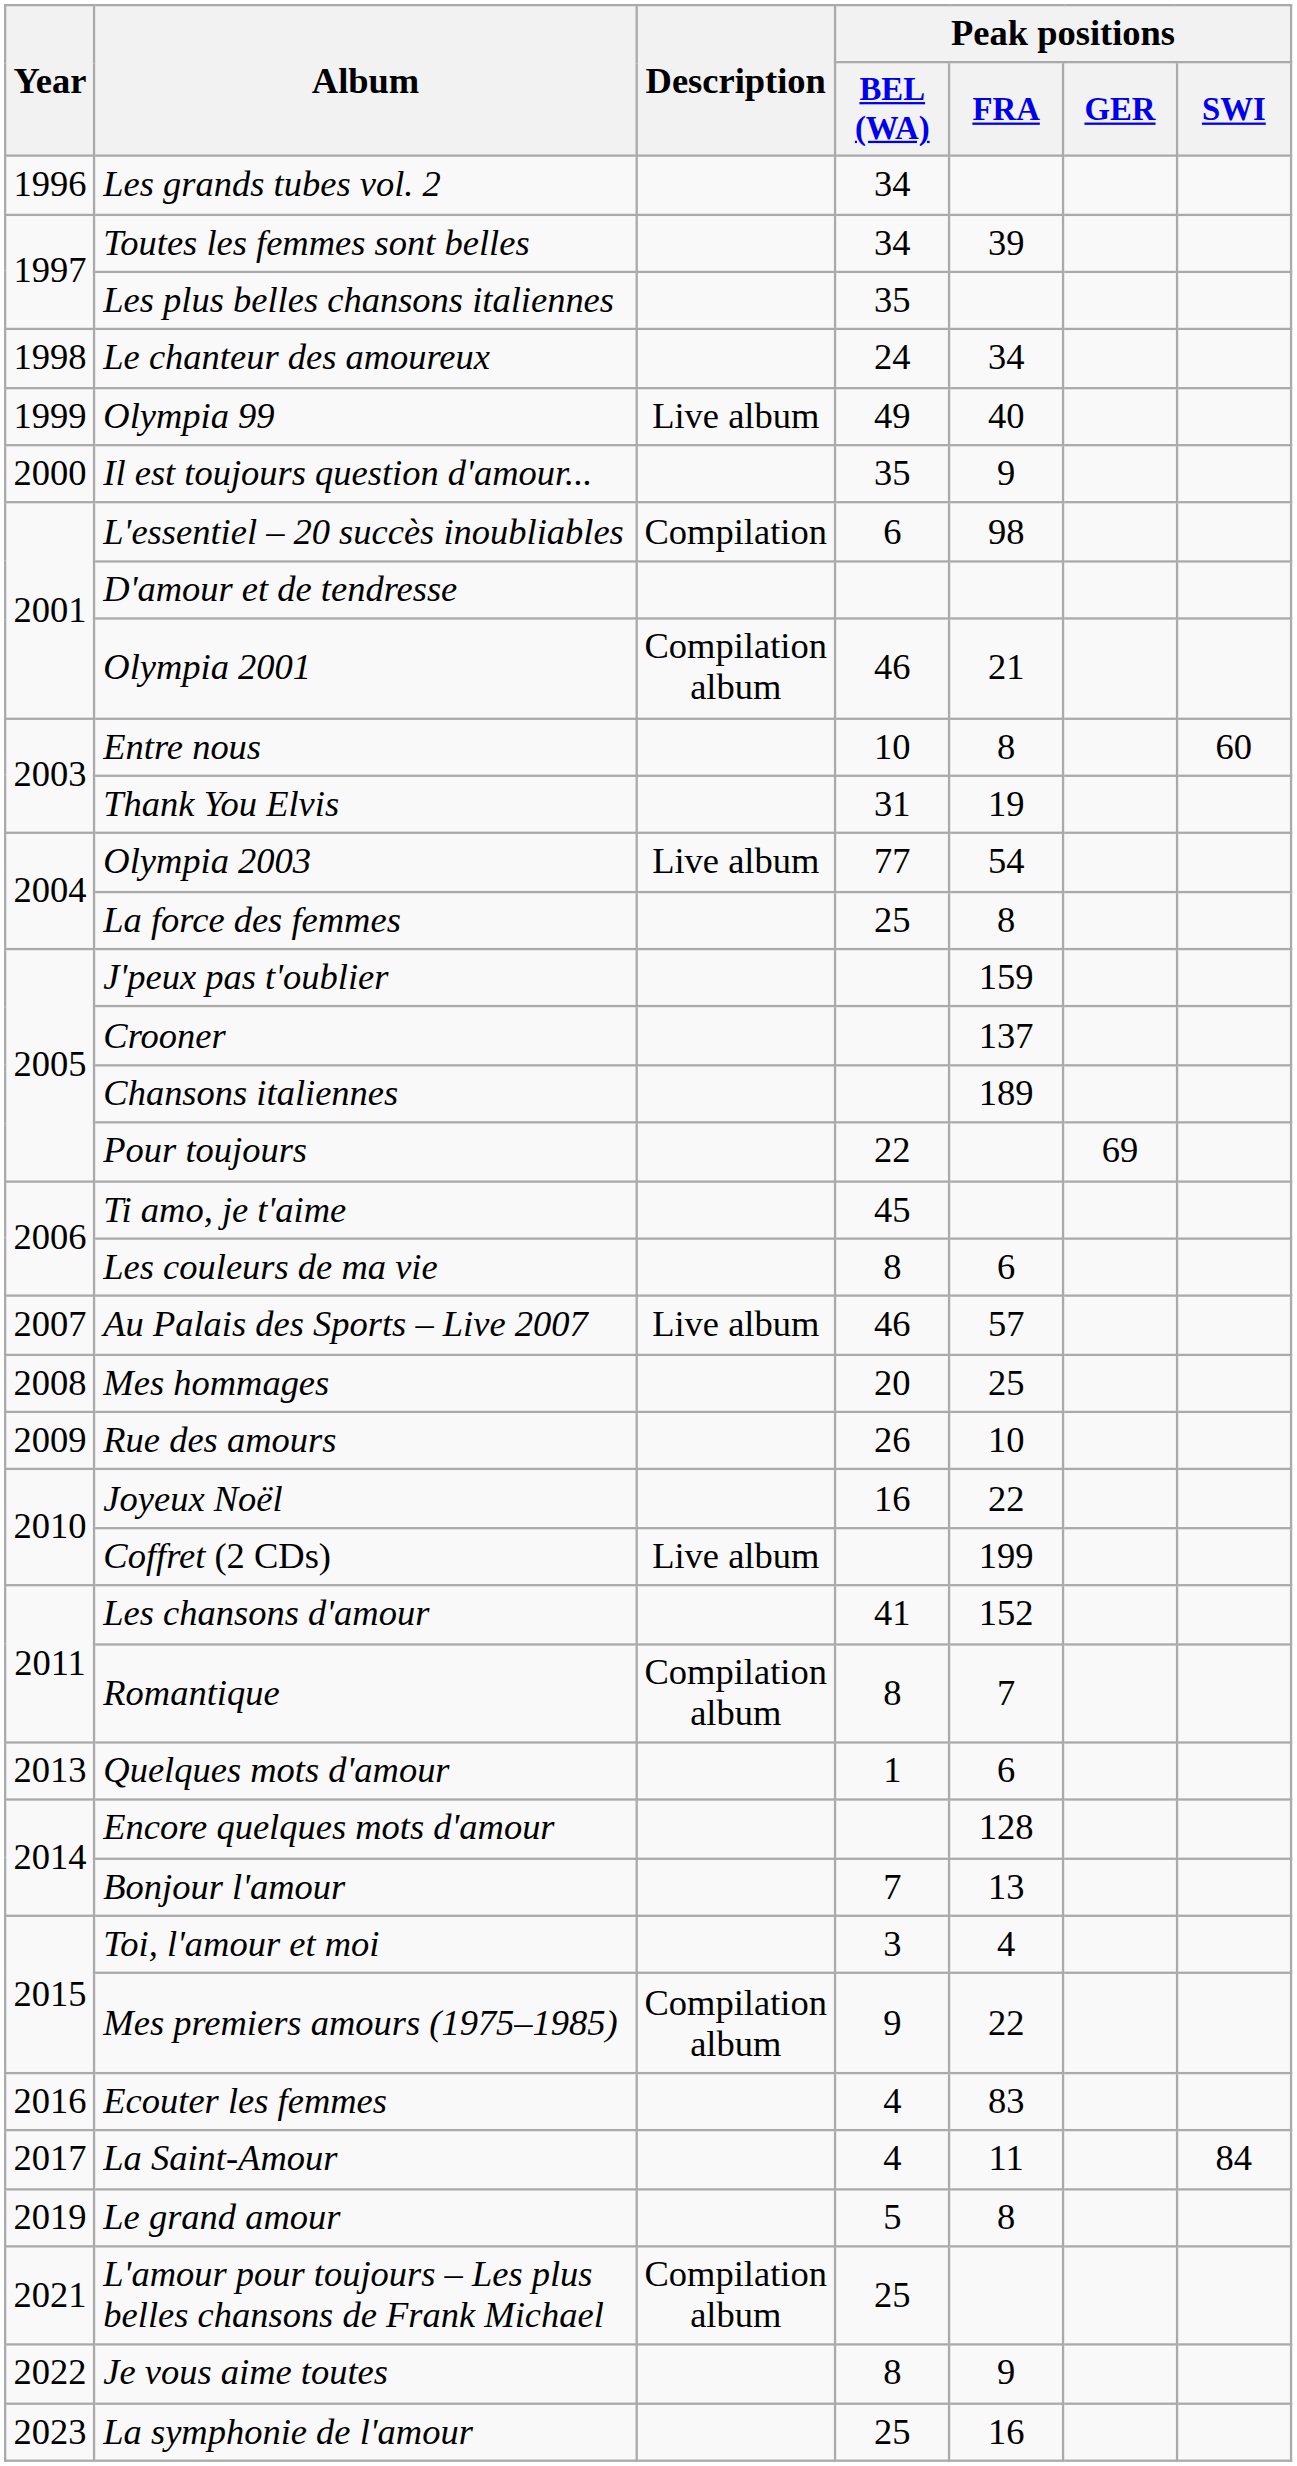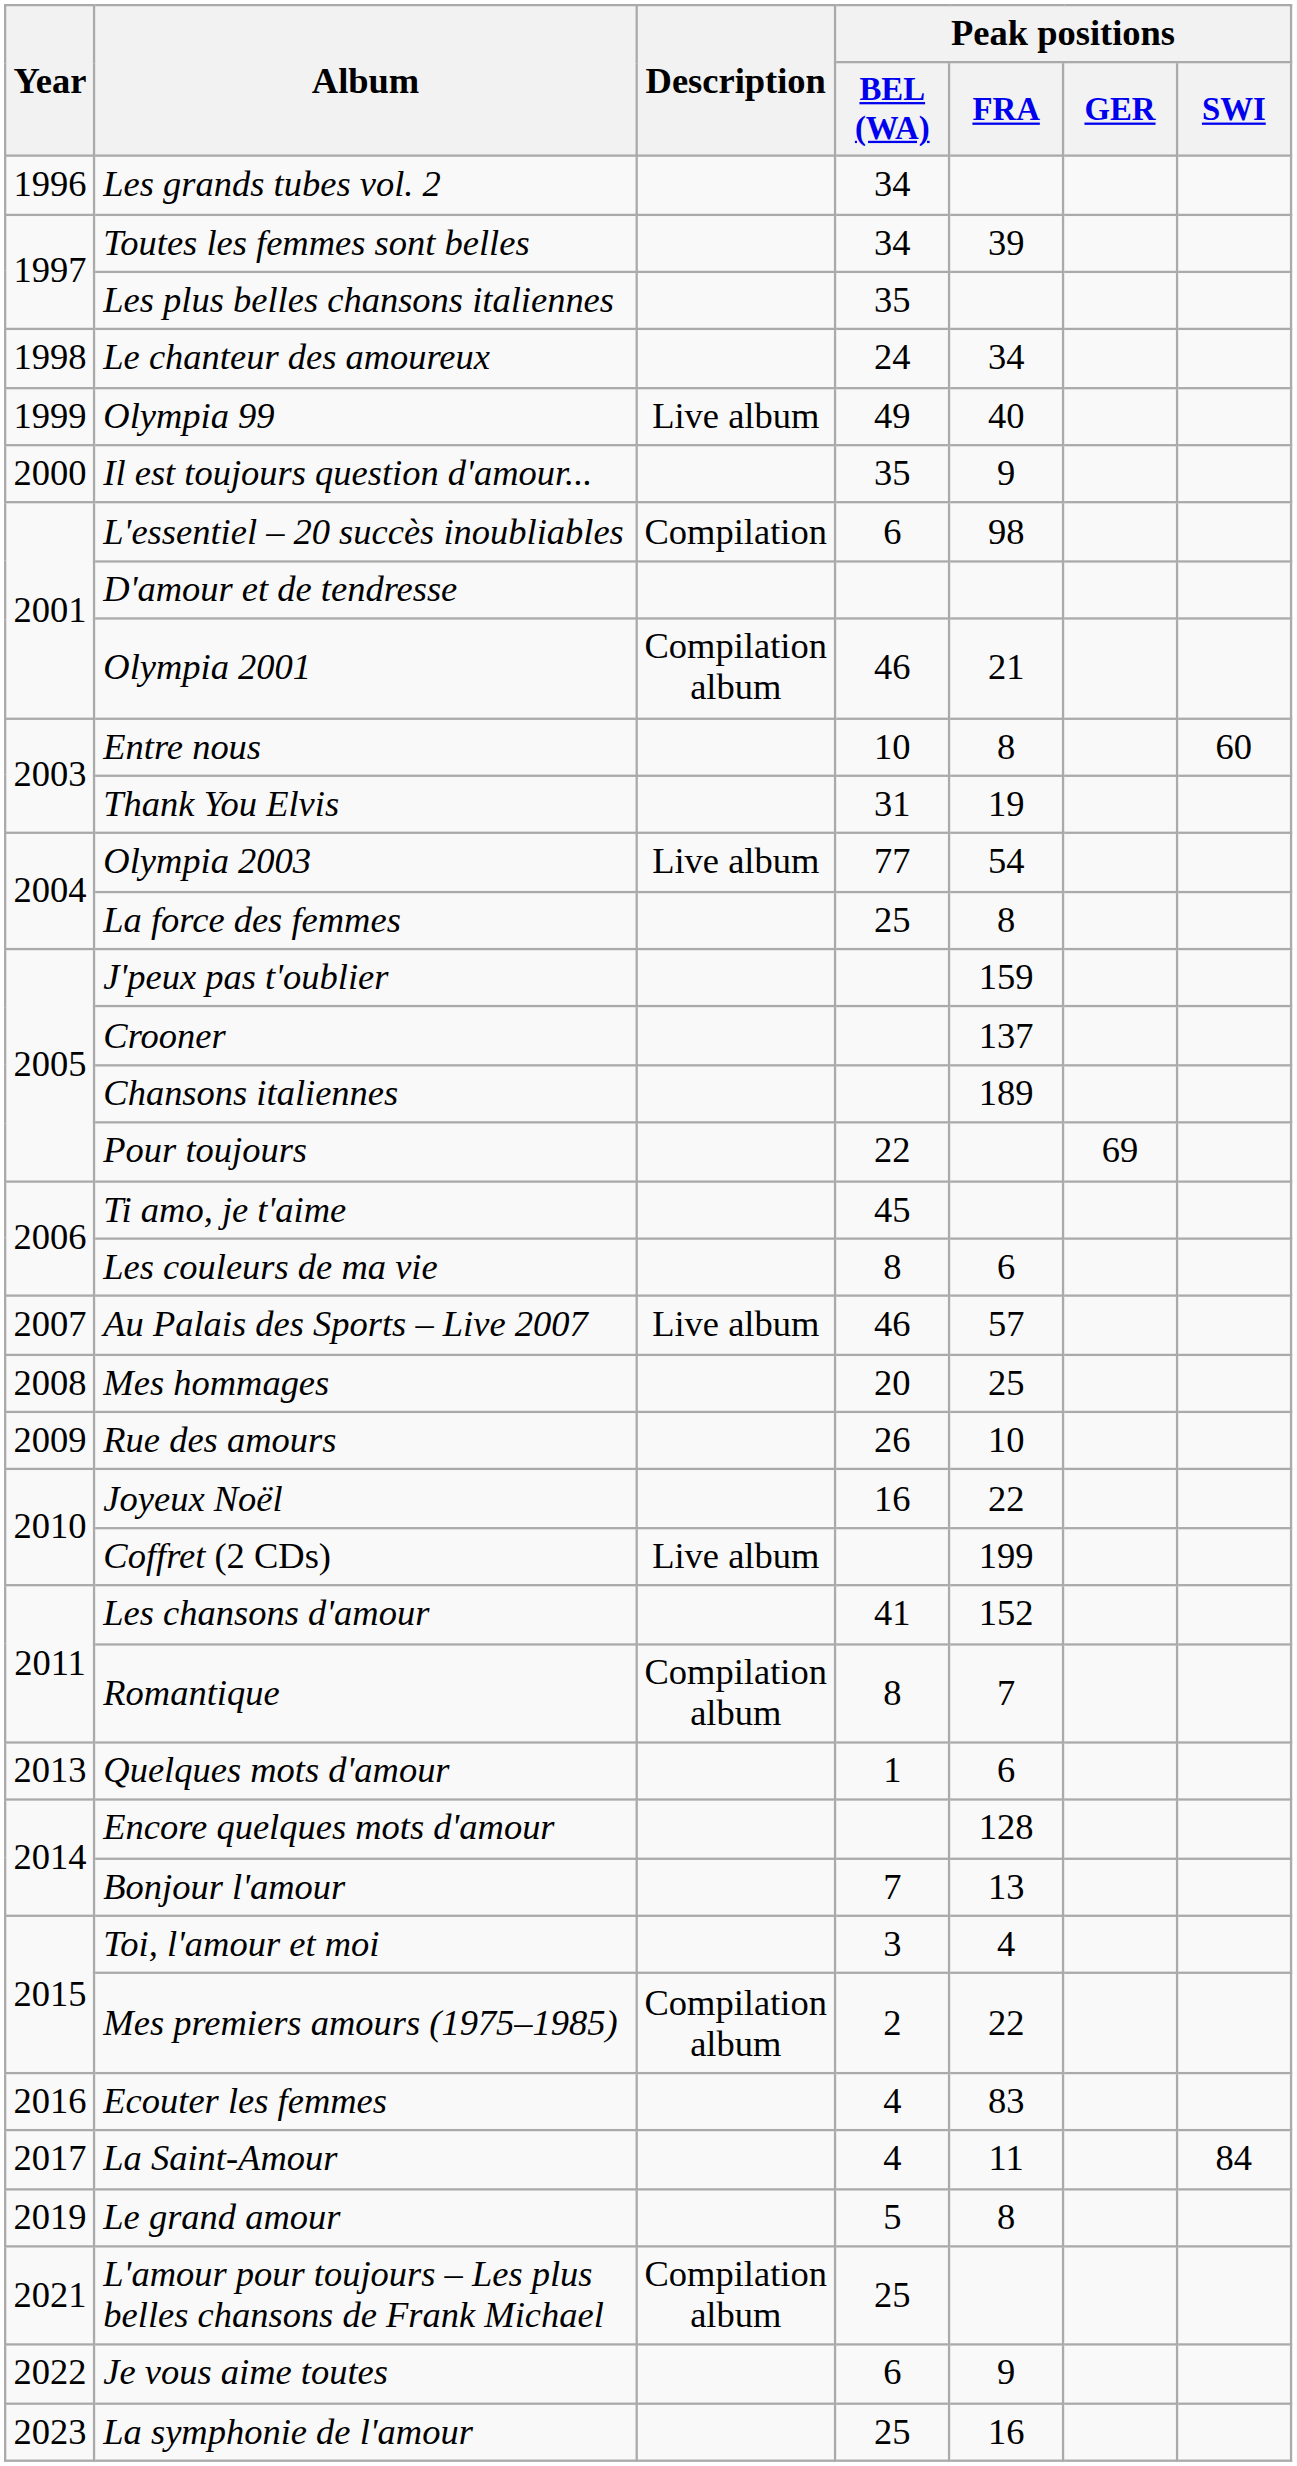(892, 2022) 9 -> (892, 2022) 2
(892, 2373) 8 -> (892, 2373) 6
